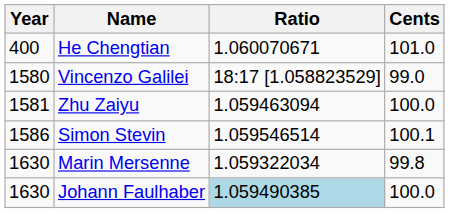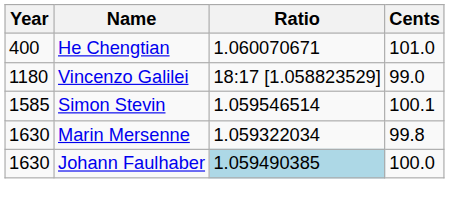(29, 76) 1580 -> (29, 76) 1180
- row: (99, 105)
(29, 134) 1586 -> (29, 105) 1585
